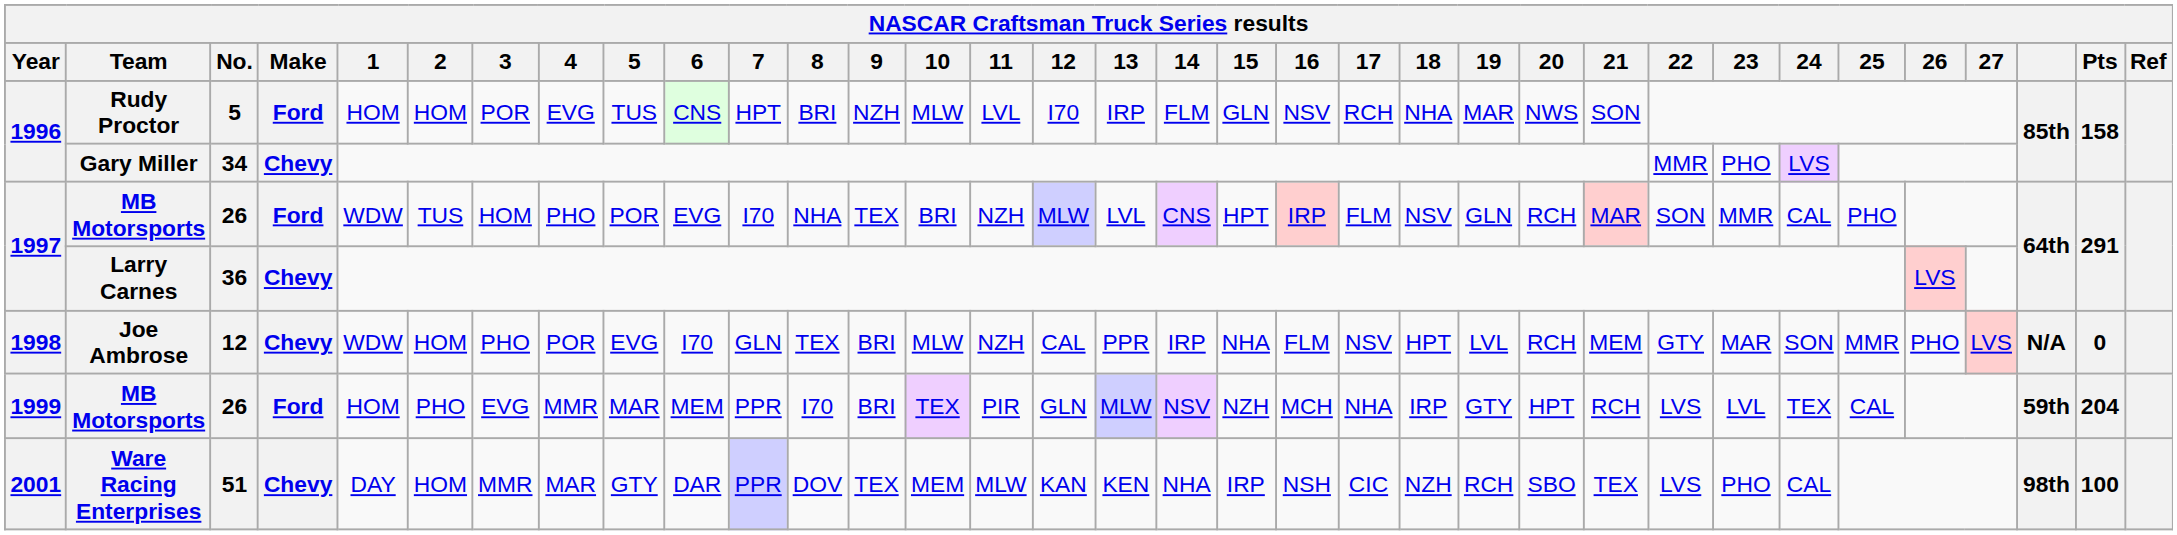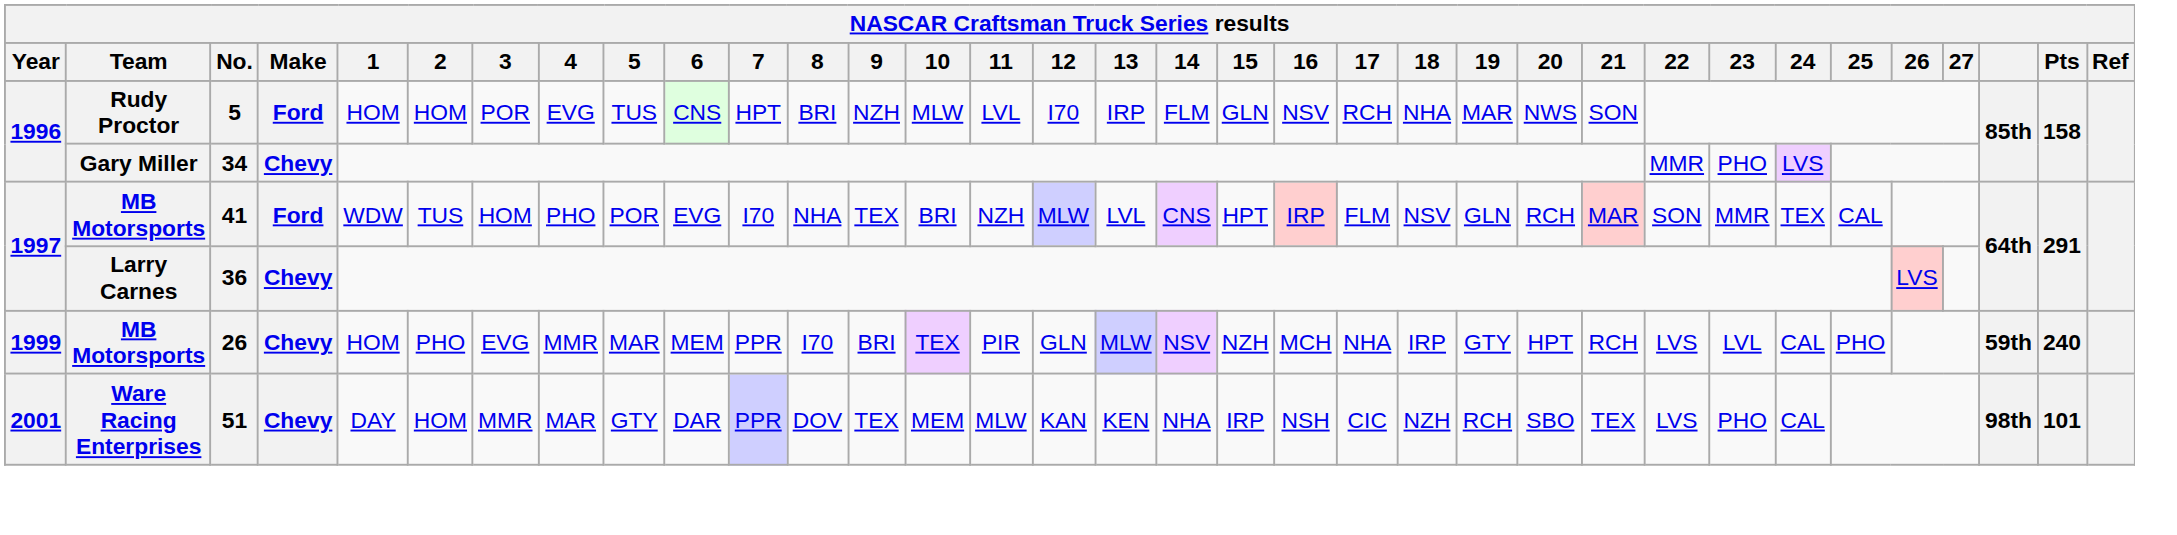(235, 214) 26 -> (235, 214) 41
(1809, 214) CAL -> (1803, 214) TEX
(1872, 214) PHO -> (1861, 214) CAL
- row: (36, 342)
(298, 407) Ford -> (298, 342) Chevy
(1809, 407) TEX -> (1803, 342) CAL
(1872, 407) CAL -> (1861, 342) PHO
(2100, 407) 204 -> (2062, 342) 240
(2100, 484) 100 -> (2062, 420) 101
